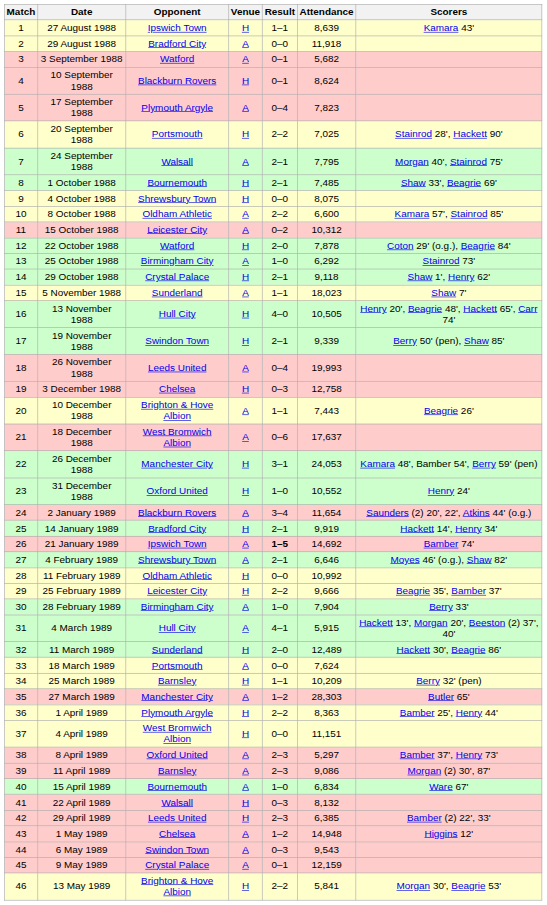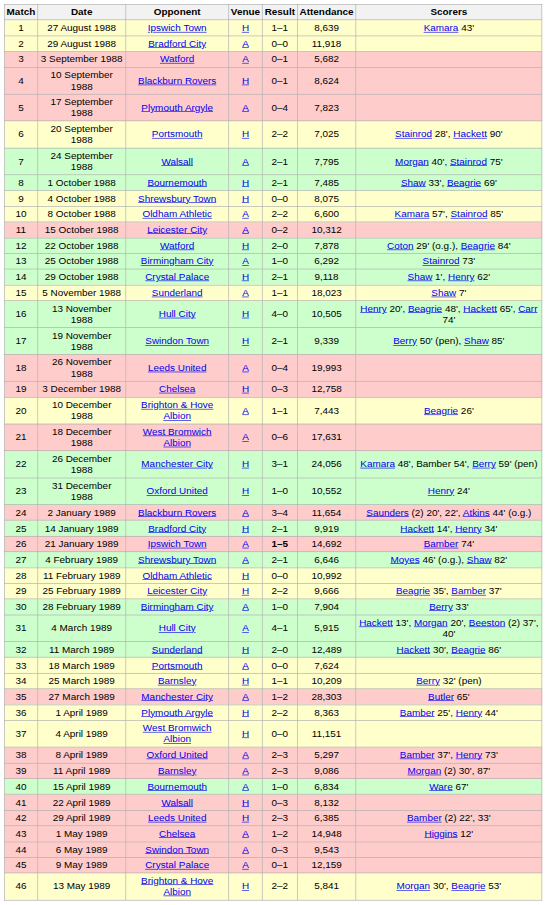(327, 437) 17,637 -> (327, 437) 17,631
(327, 464) 24,053 -> (327, 464) 24,056
